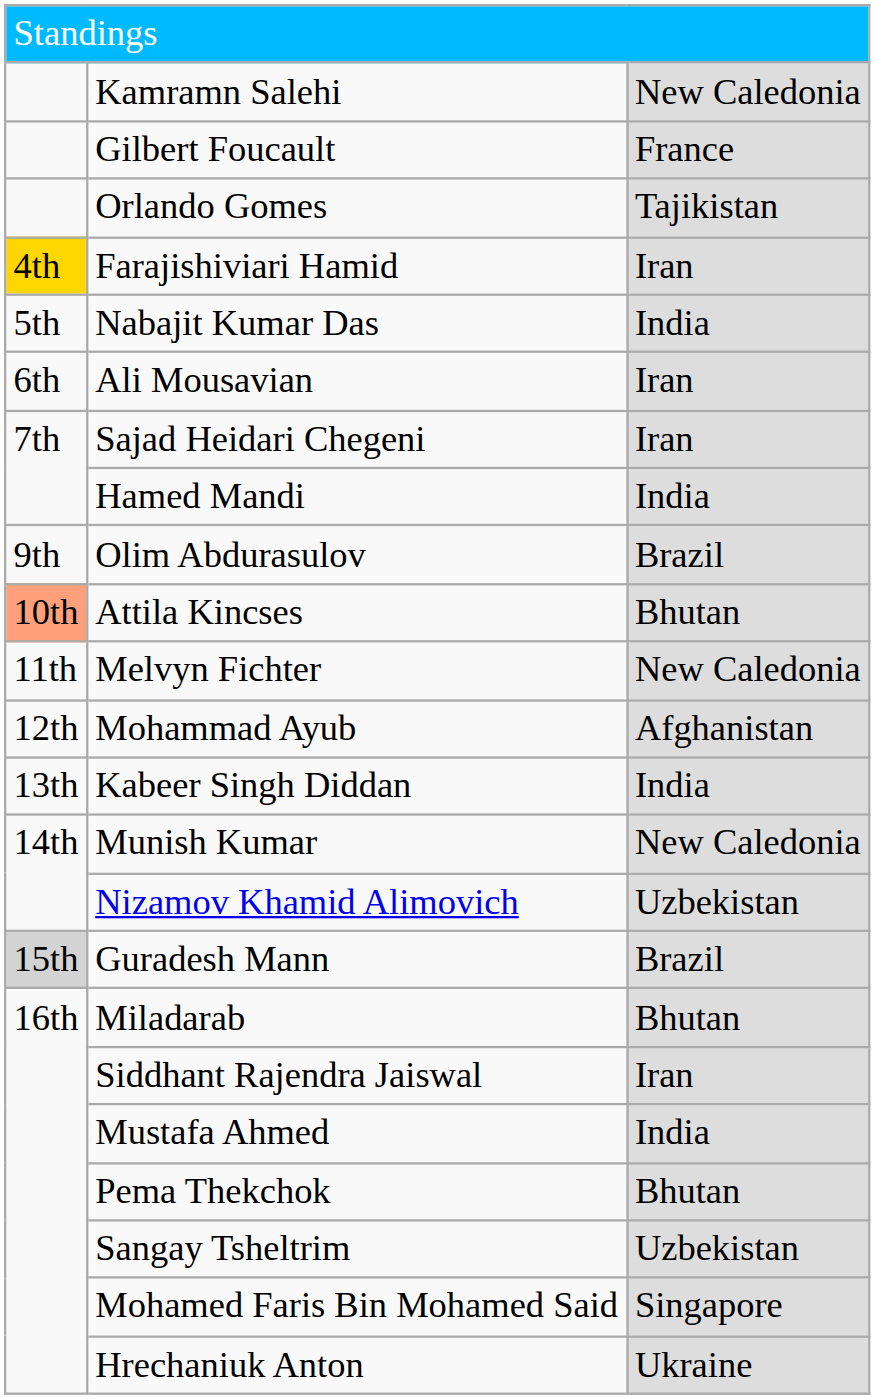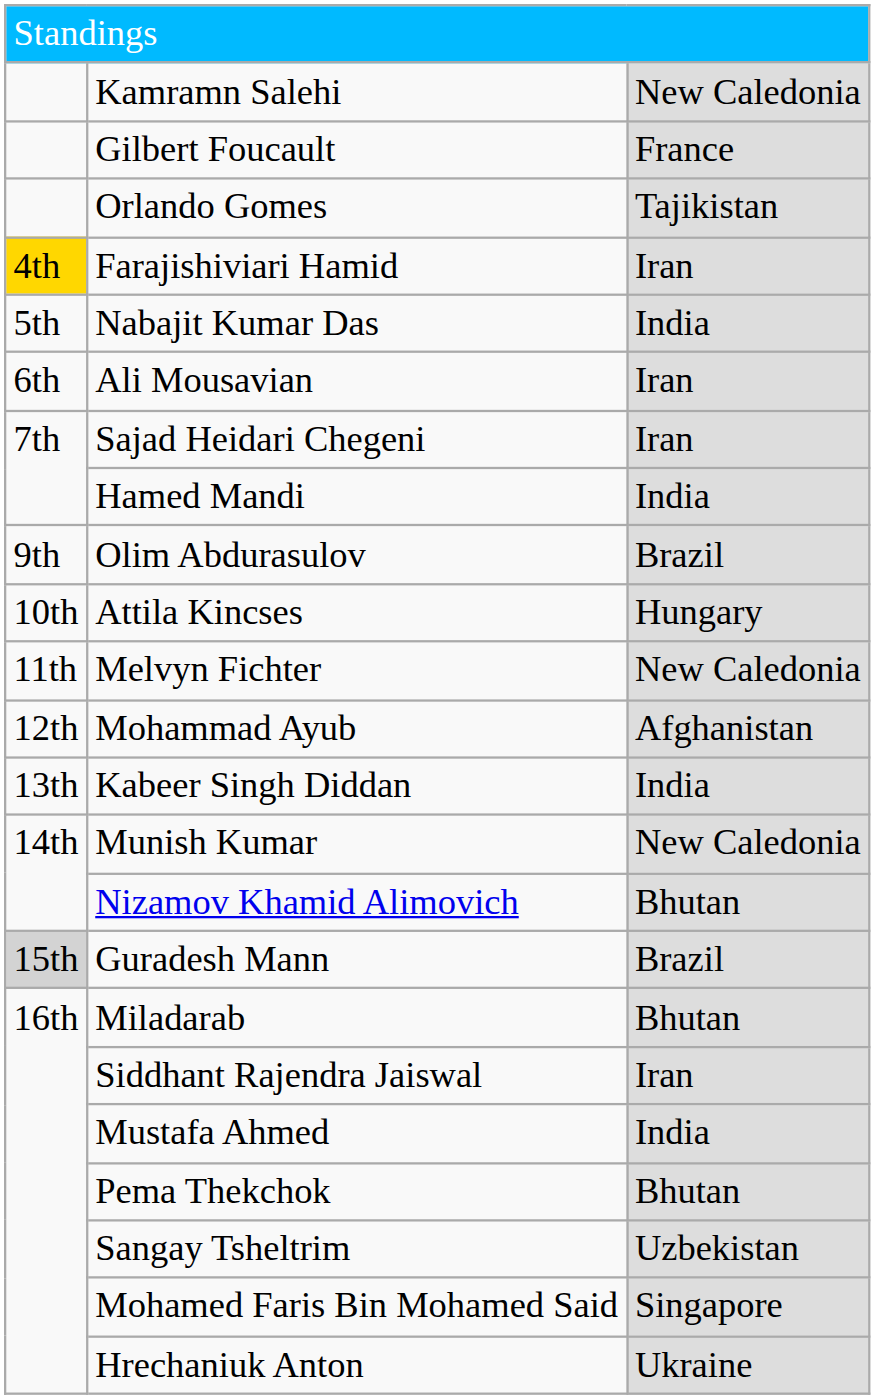(46, 611) lightsalmon background -> (46, 611) no background
(688, 611) Bhutan -> (699, 611) Hungary
(717, 901) Uzbekistan -> (688, 901) Bhutan
